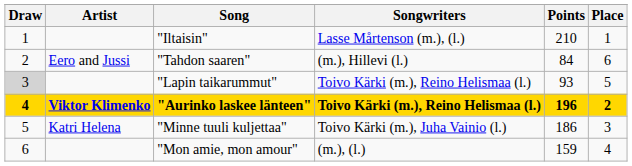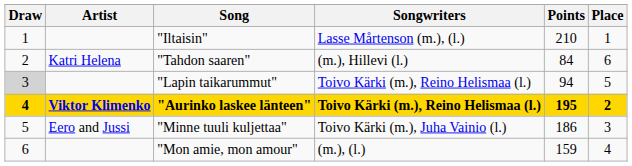(89, 60) Eero and Jussi -> (85, 60) Katri Helena
(566, 82) 93 -> (566, 82) 94
(566, 104) 196 -> (566, 104) 195
(85, 127) Katri Helena -> (89, 127) Eero and Jussi
